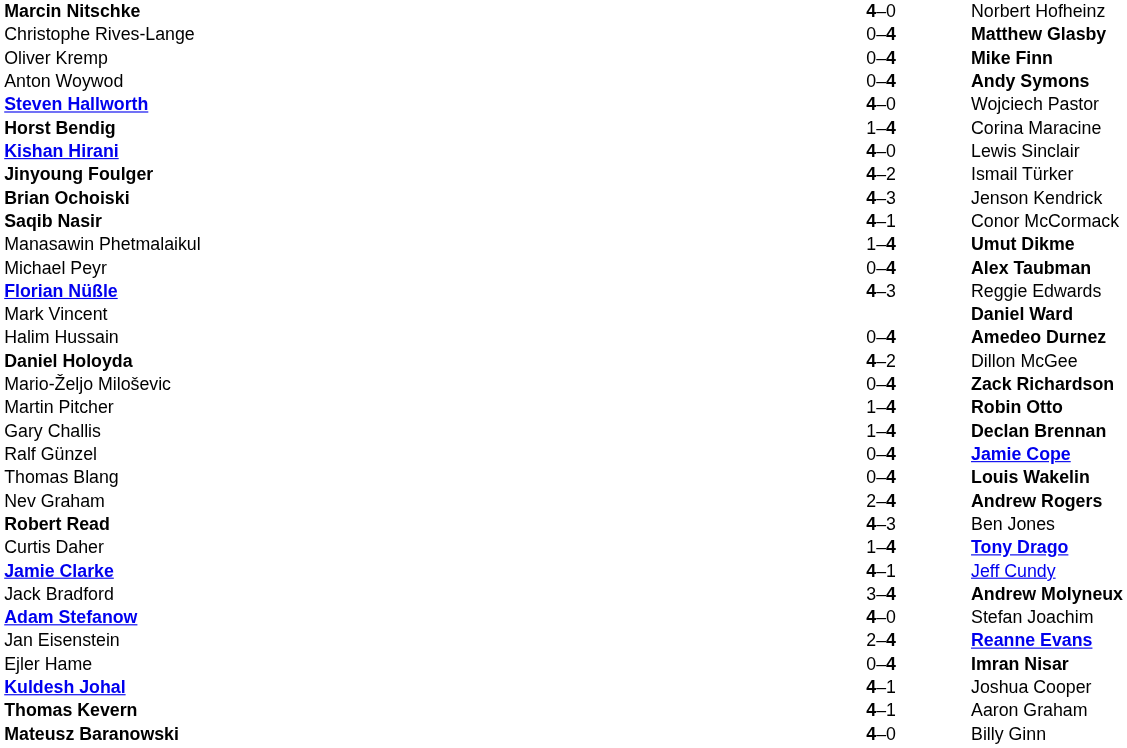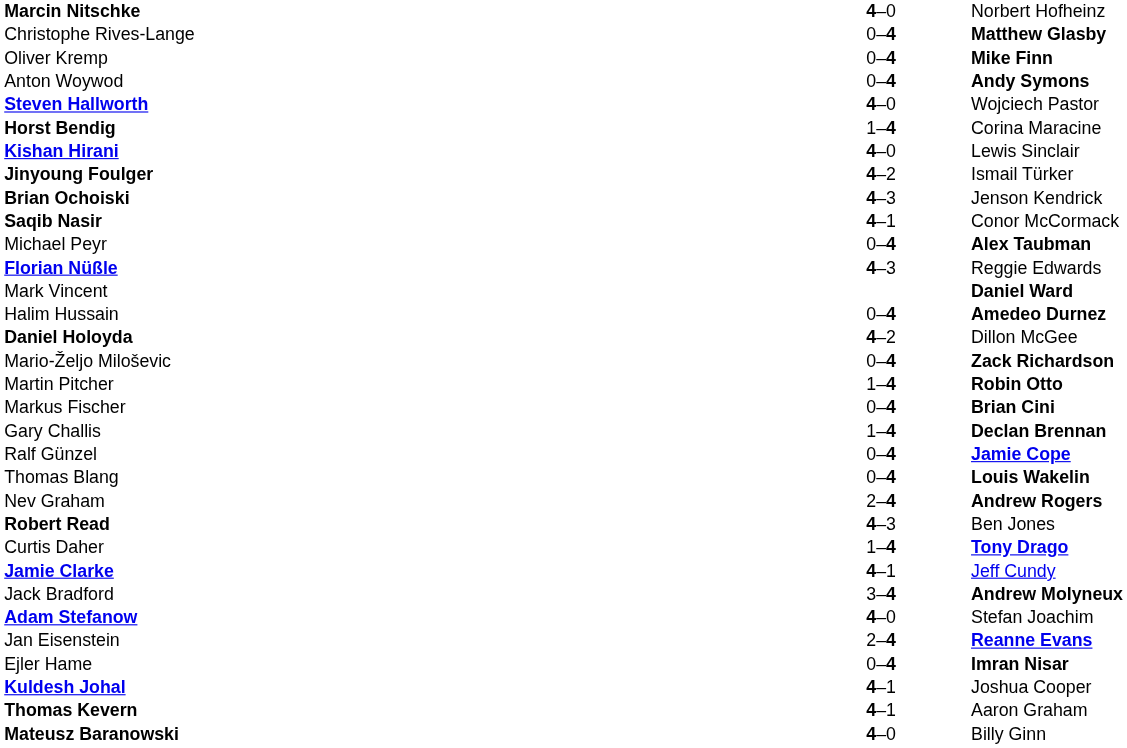- row: (102, 244)
+ row: (65, 407)
